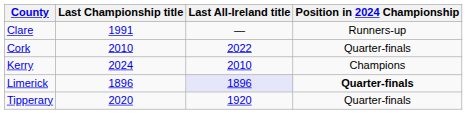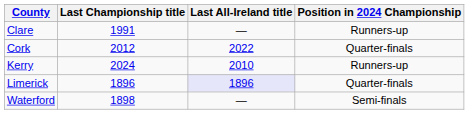(121, 48) 2010 -> (123, 48) 2012
(377, 65) Champions -> (379, 65) Runners-up
(377, 83) bold -> (379, 83) normal
- row: (30, 100)
+ row: (31, 100)
